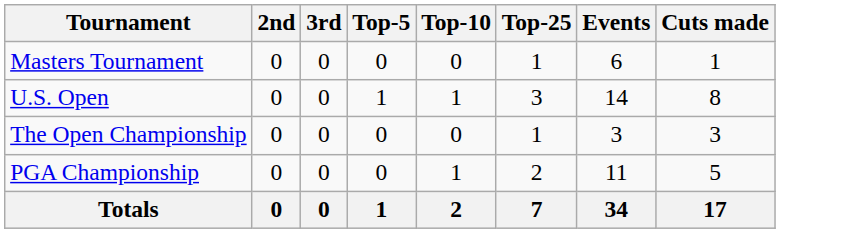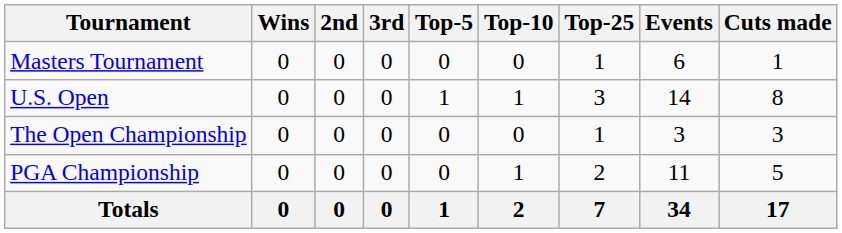+ column: (283, 23)
